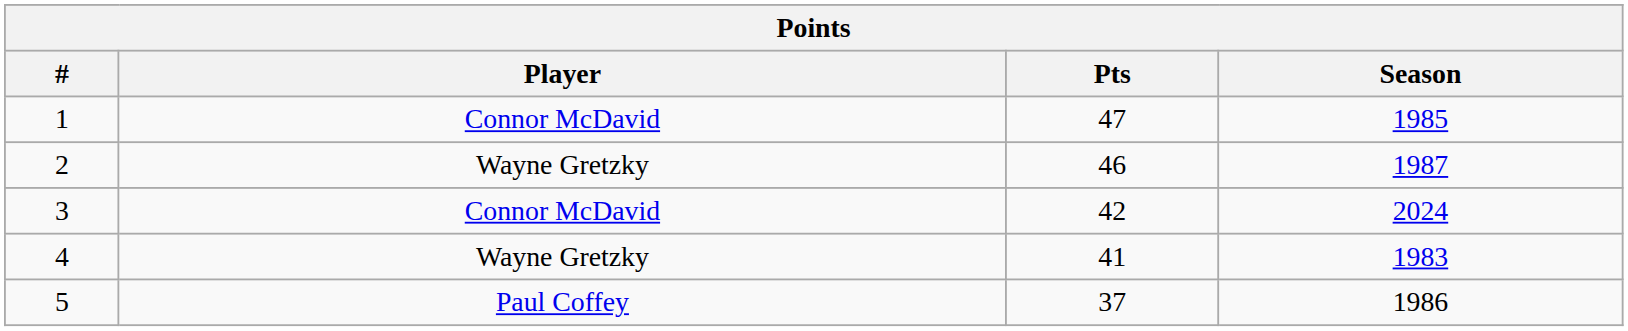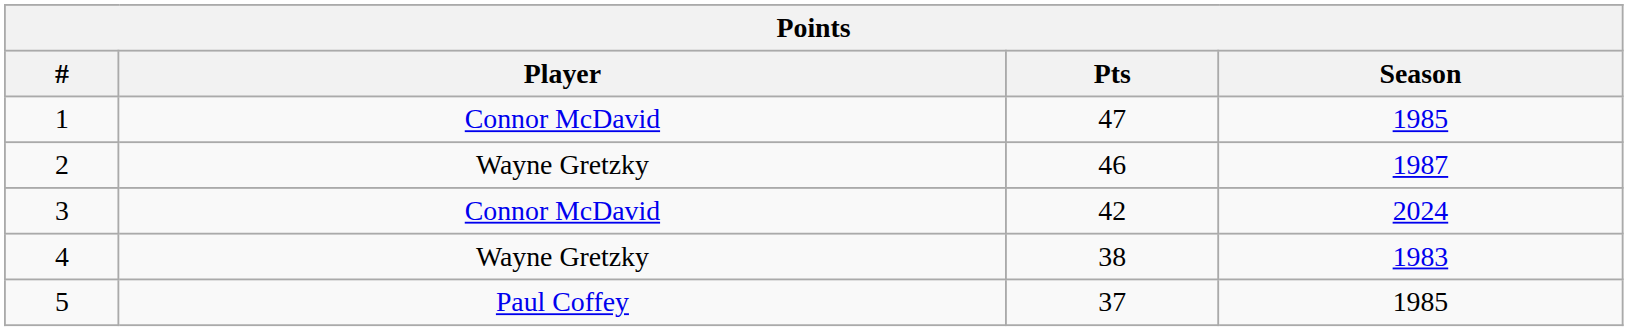(1112, 256) 41 -> (1112, 256) 38
(1420, 302) 1986 -> (1420, 302) 1985
